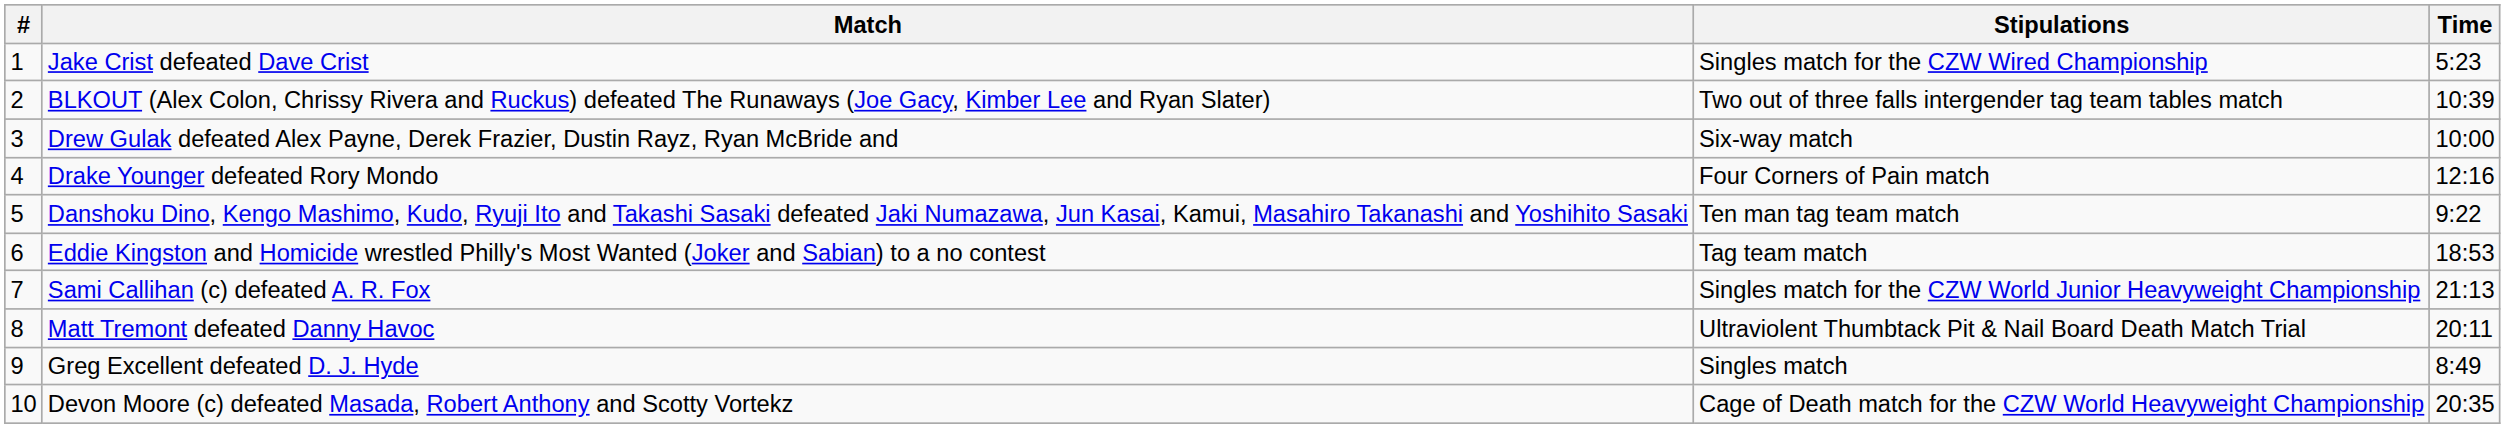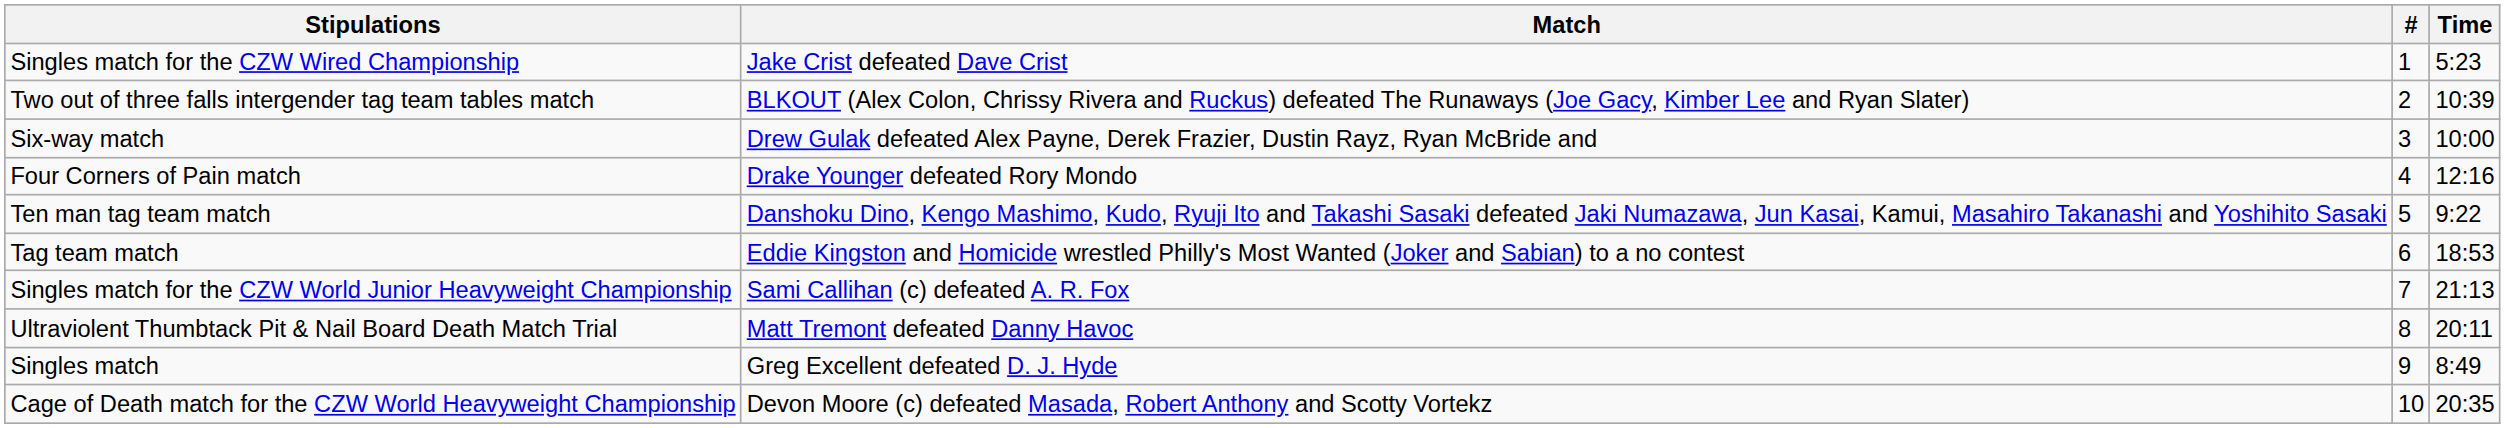columns swapped: (24, 24) <-> (2062, 24)
